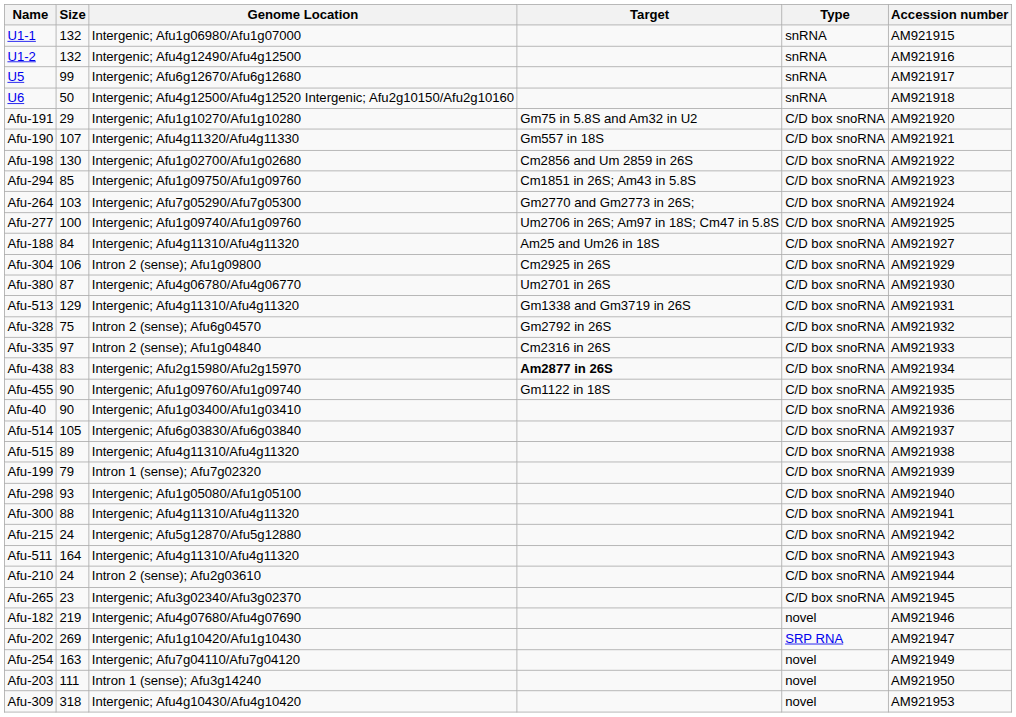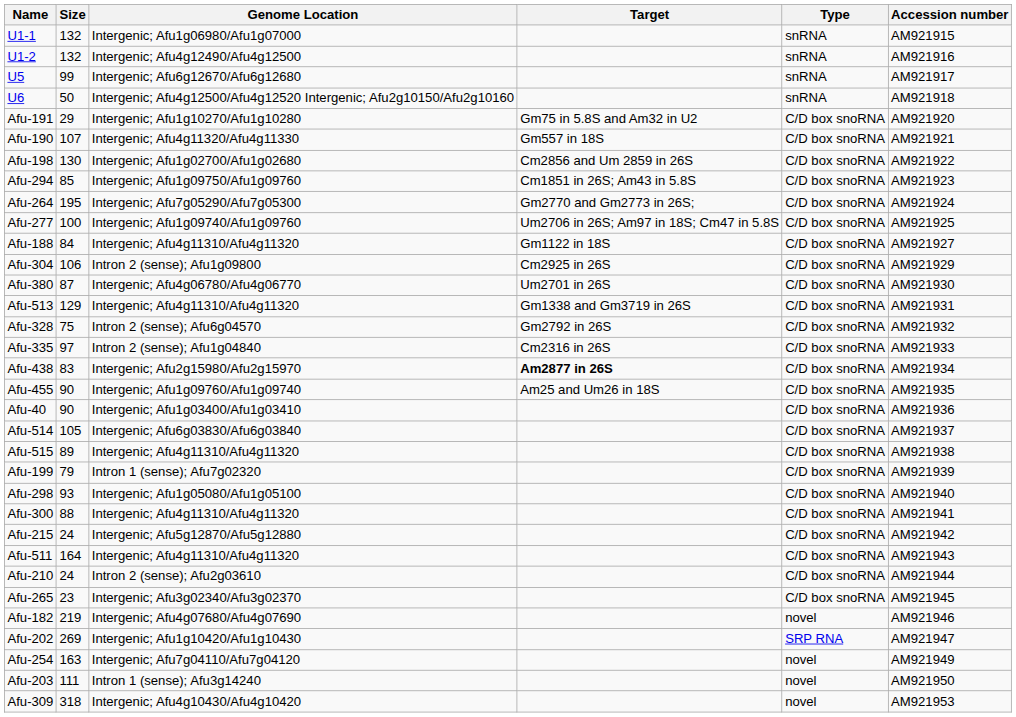(70, 202) 103 -> (70, 202) 195
(590, 243) Am25 and Um26 in 18S -> (565, 243) Gm1122 in 18S
(565, 389) Gm1122 in 18S -> (590, 389) Am25 and Um26 in 18S
